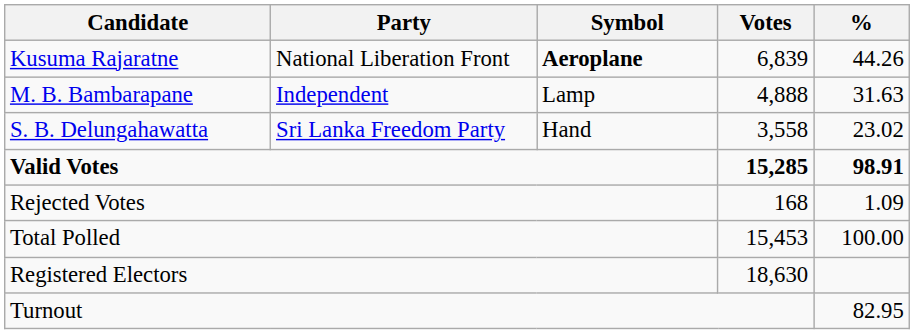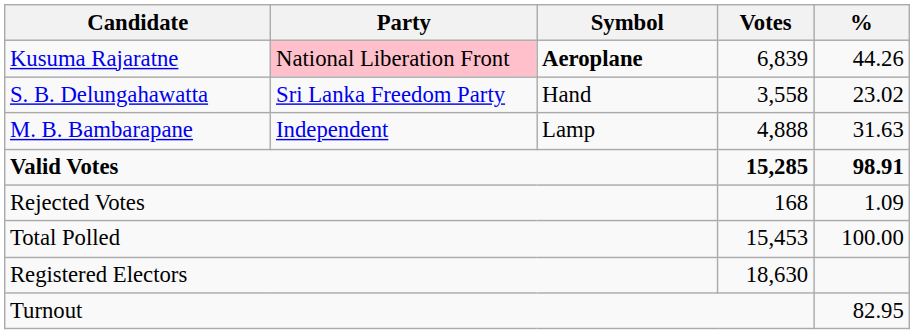(393, 58) no background -> (393, 58) pink background
rows swapped: (101, 94) <-> (109, 130)
